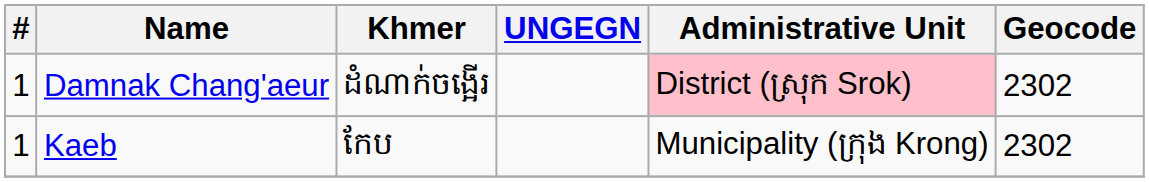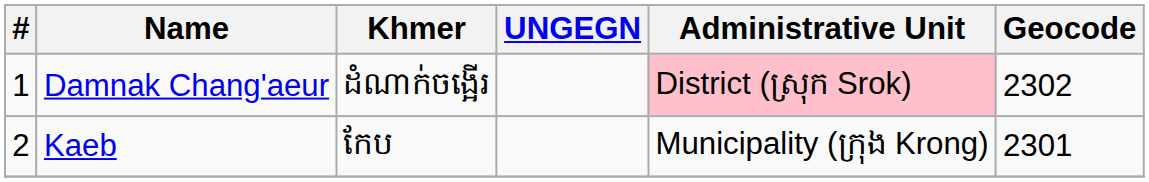(21, 145) 1 -> (21, 145) 2
(1038, 145) 2302 -> (1038, 145) 2301
